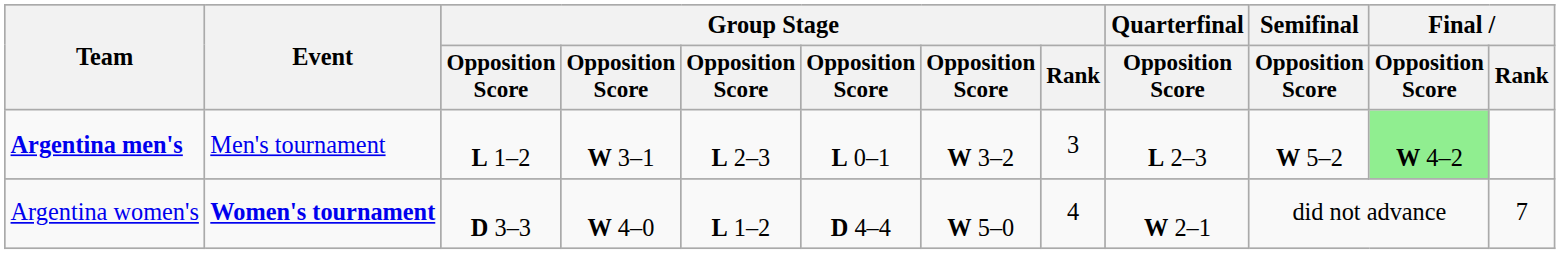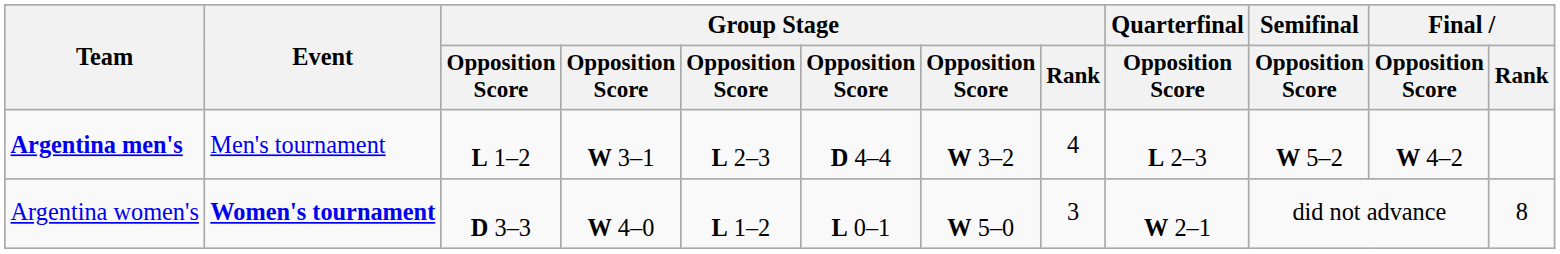(861, 158) L 0–1 -> (861, 158) D 4–4
(1073, 144) 3 -> (1073, 144) 4
(1429, 158) lightgreen background -> (1429, 158) no background
(861, 227) D 4–4 -> (861, 227) L 0–1
(1073, 213) 4 -> (1073, 213) 3
(1522, 213) 7 -> (1522, 213) 8
